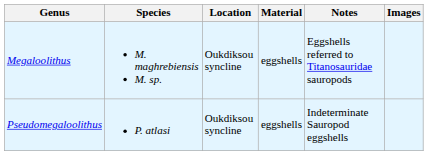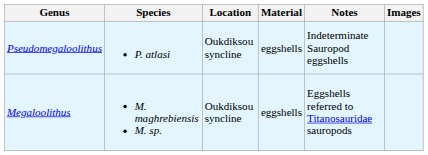rows swapped: (54, 124) <-> (39, 60)
